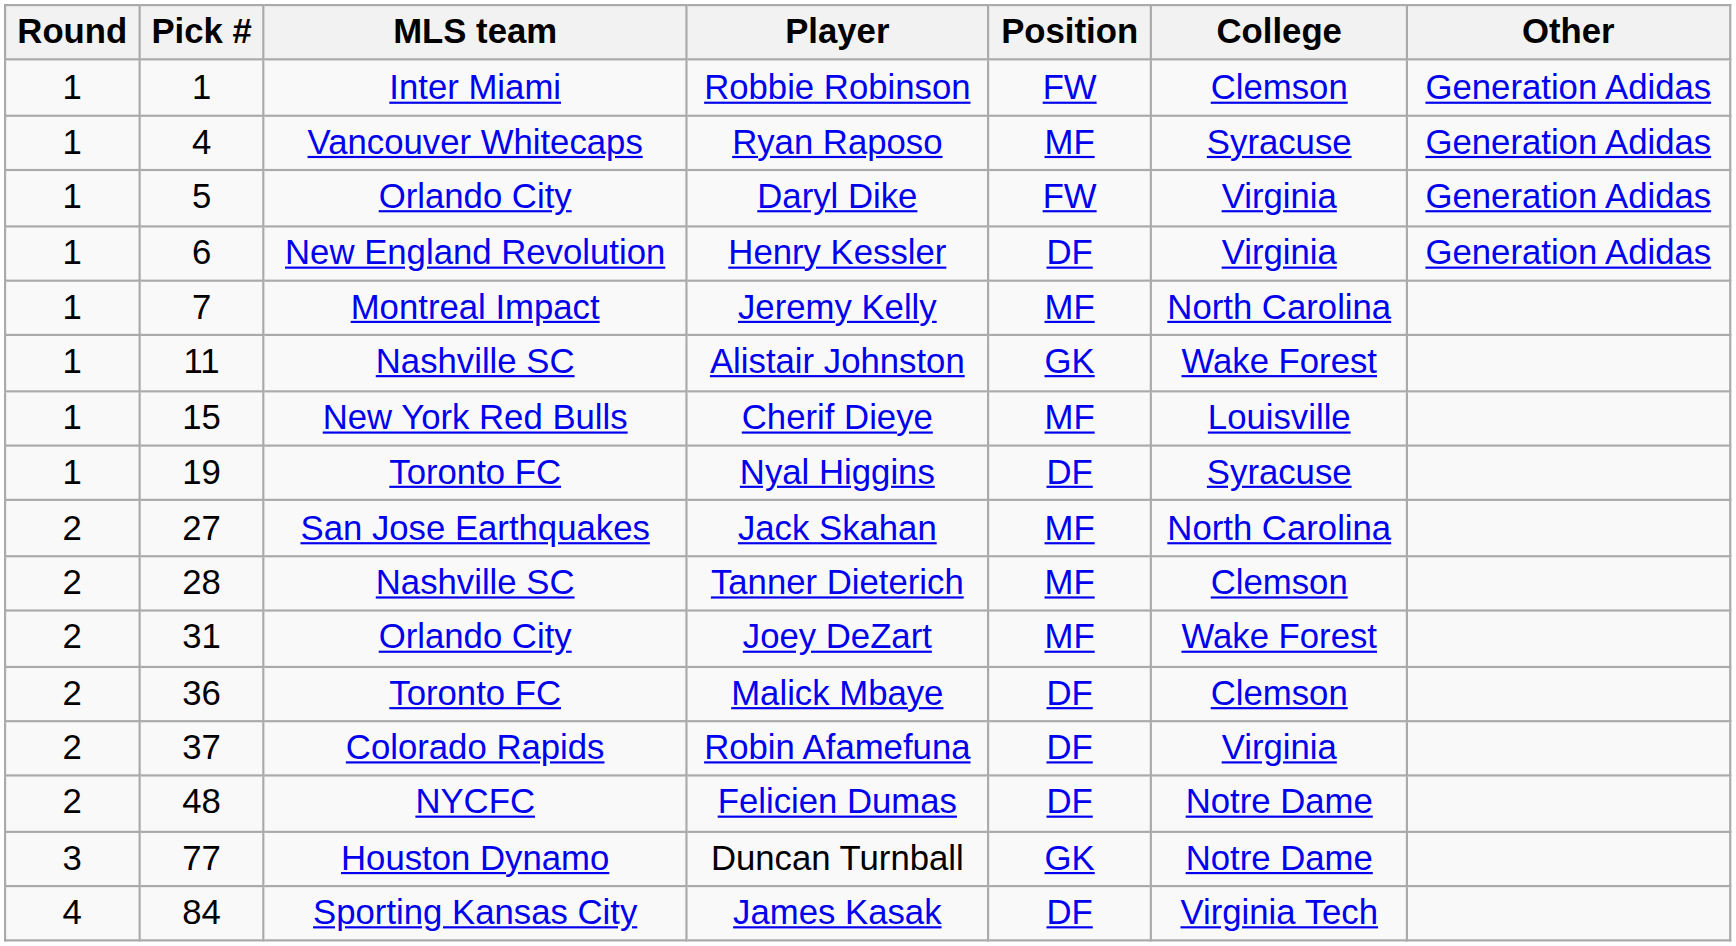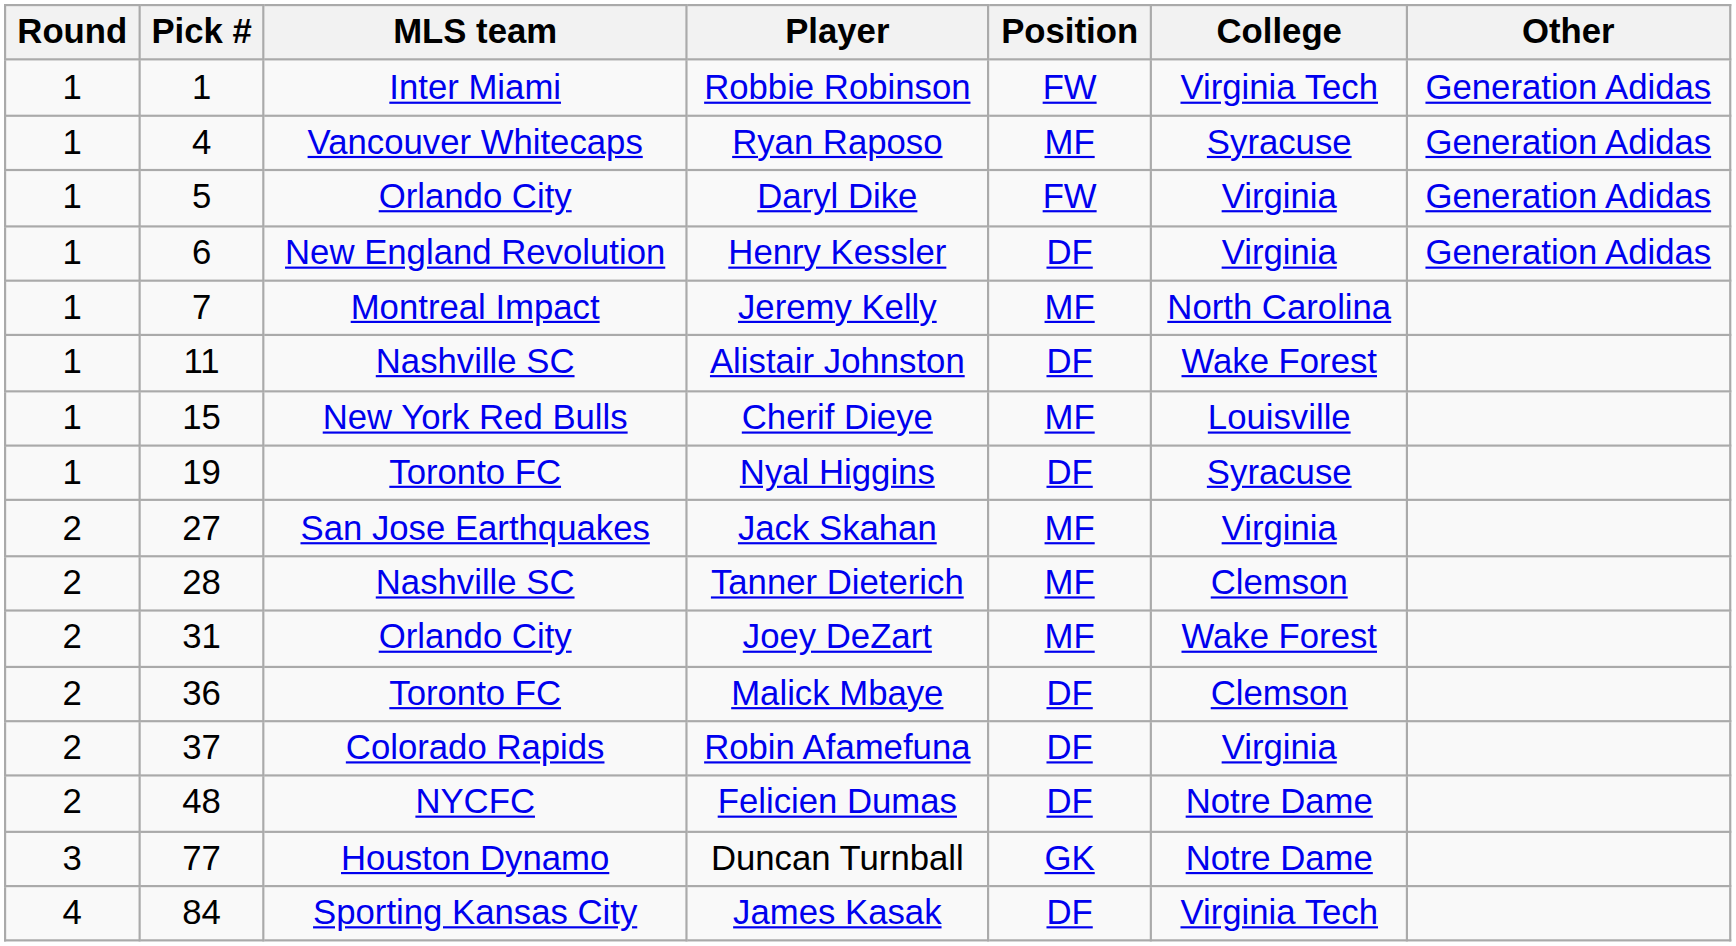(1279, 87) Clemson -> (1279, 87) Virginia Tech
(1070, 362) GK -> (1070, 362) DF
(1279, 527) North Carolina -> (1279, 527) Virginia
